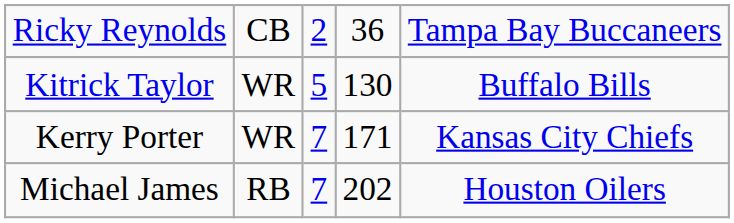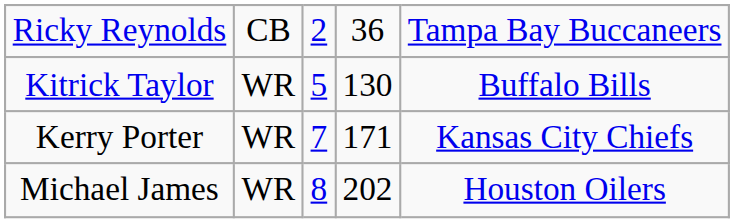(268, 189) RB -> (268, 189) WR
(319, 189) 7 -> (319, 189) 8
